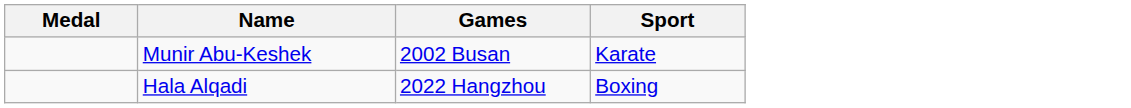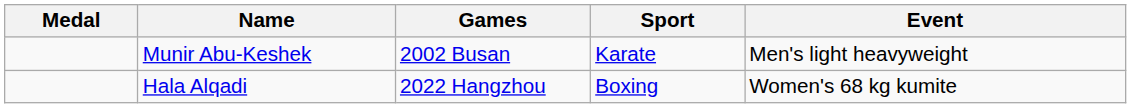+ column: (935, 20)
